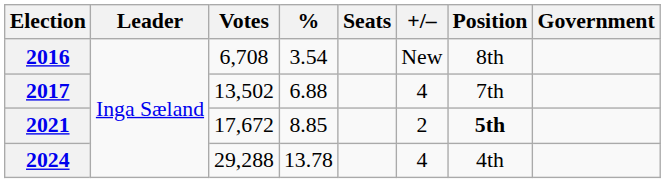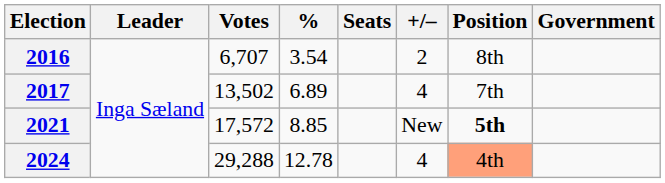(244, 56) 6,708 -> (244, 56) 6,707
(422, 56) New -> (422, 56) 2
(308, 90) 6.88 -> (308, 90) 6.89
(244, 125) 17,672 -> (244, 125) 17,572
(422, 125) 2 -> (422, 125) New
(308, 159) 13.78 -> (308, 159) 12.78
(490, 159) no background -> (490, 159) lightsalmon background
